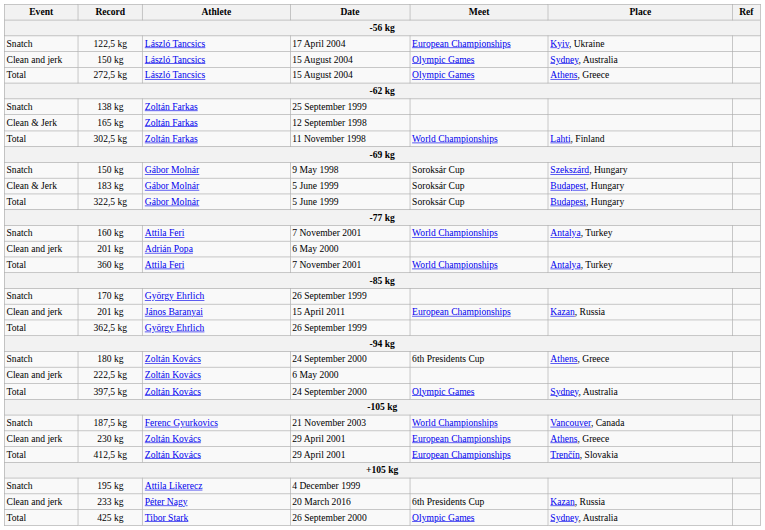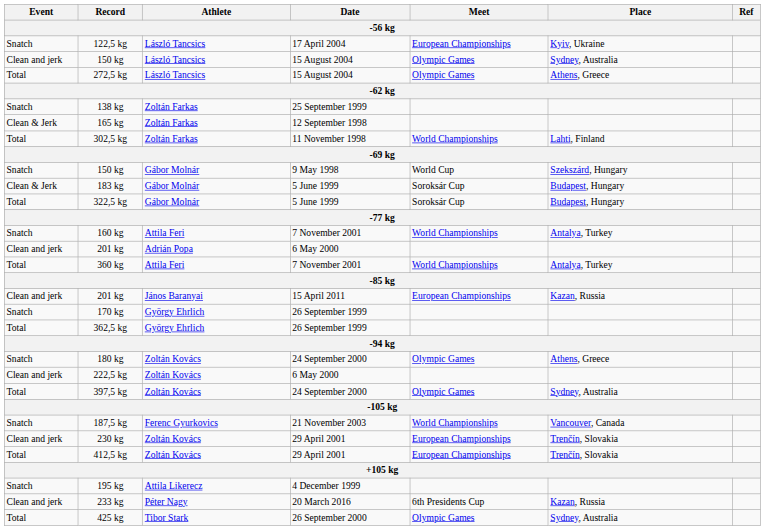(438, 170) Soroksár Cup -> (433, 170) World Cup
rows swapped: (110, 296) <-> (110, 312)
(448, 359) 6th Presidents Cup -> (443, 359) Olympic Games
(580, 438) Athens, Greece -> (584, 438) Trenčín, Slovakia
